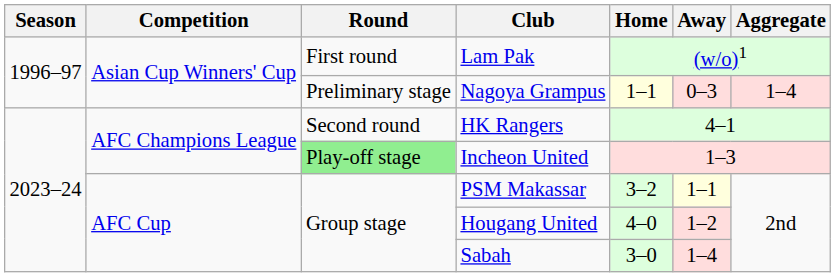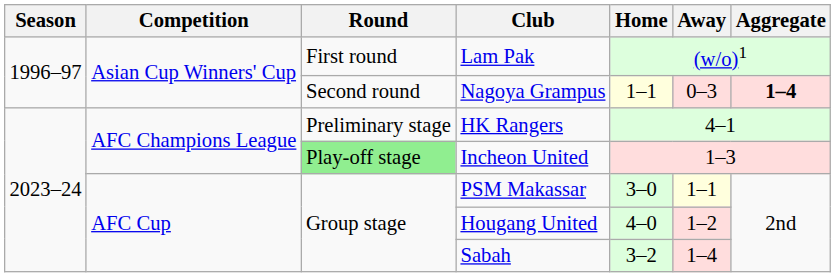(378, 91) Preliminary stage -> (363, 91) Second round
(781, 91) normal -> (781, 91) bold
(363, 124) Second round -> (378, 124) Preliminary stage
(641, 190) 3–2 -> (641, 190) 3–0
(641, 255) 3–0 -> (641, 255) 3–2
